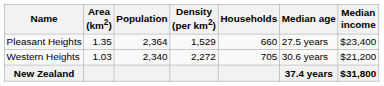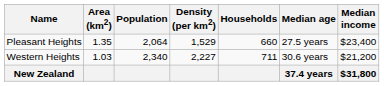(155, 41) 2,364 -> (155, 41) 2,064
(203, 57) 2,272 -> (203, 57) 2,227
(269, 57) 705 -> (269, 57) 711
